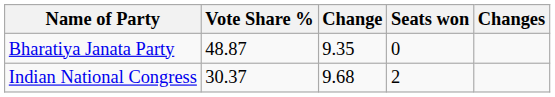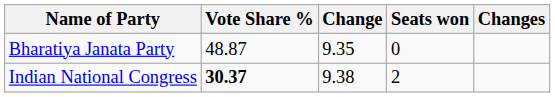(226, 77) normal -> (226, 77) bold
(338, 77) 9.68 -> (338, 77) 9.38
